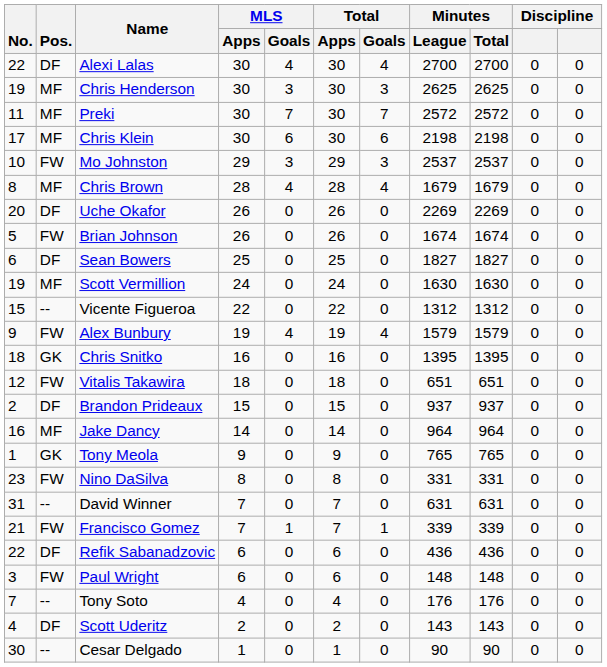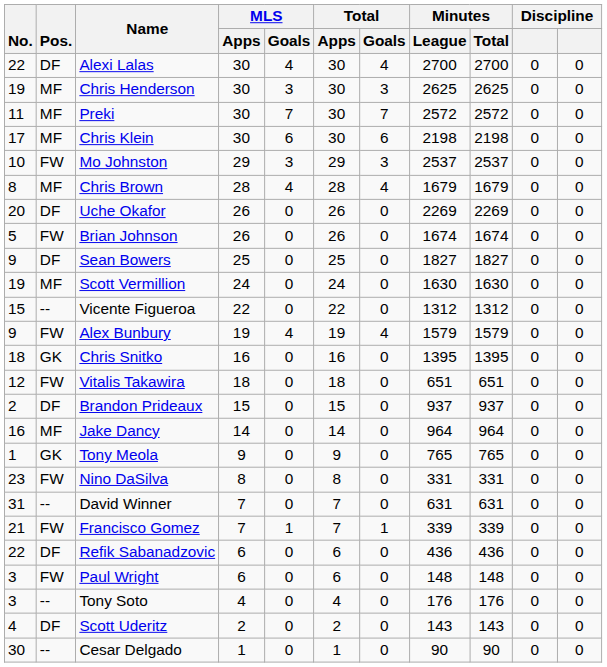(12, 260) 6 -> (12, 260) 9
(12, 601) 7 -> (12, 601) 3
